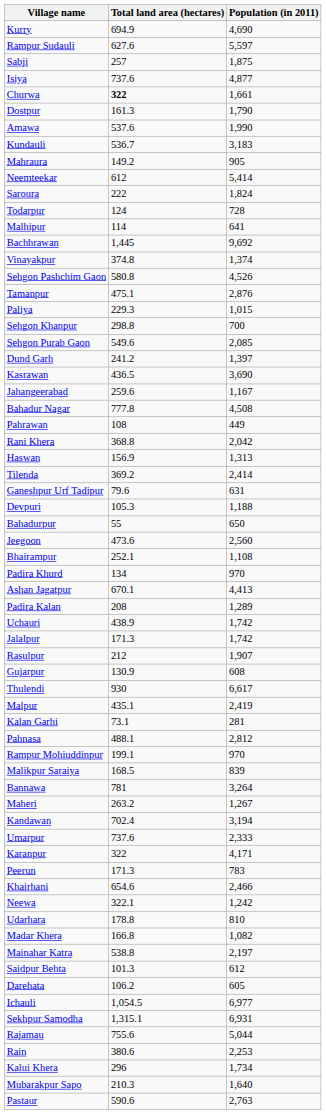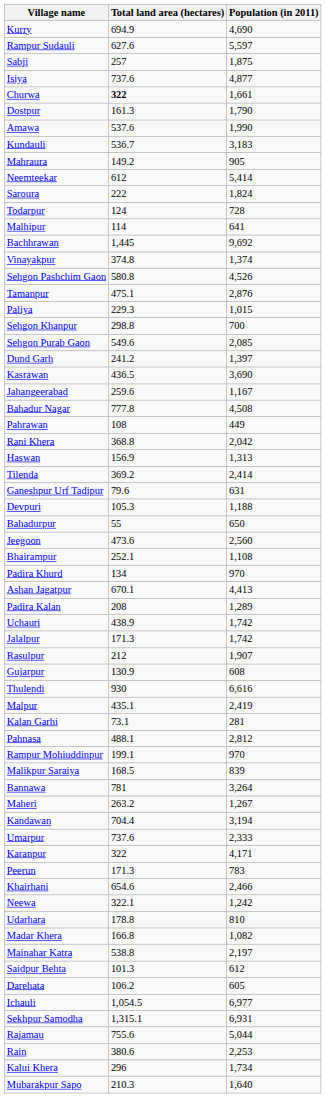(241, 688) 6,617 -> (241, 688) 6,616
(123, 820) 702.4 -> (123, 820) 704.4
- row: (22, 1101)
